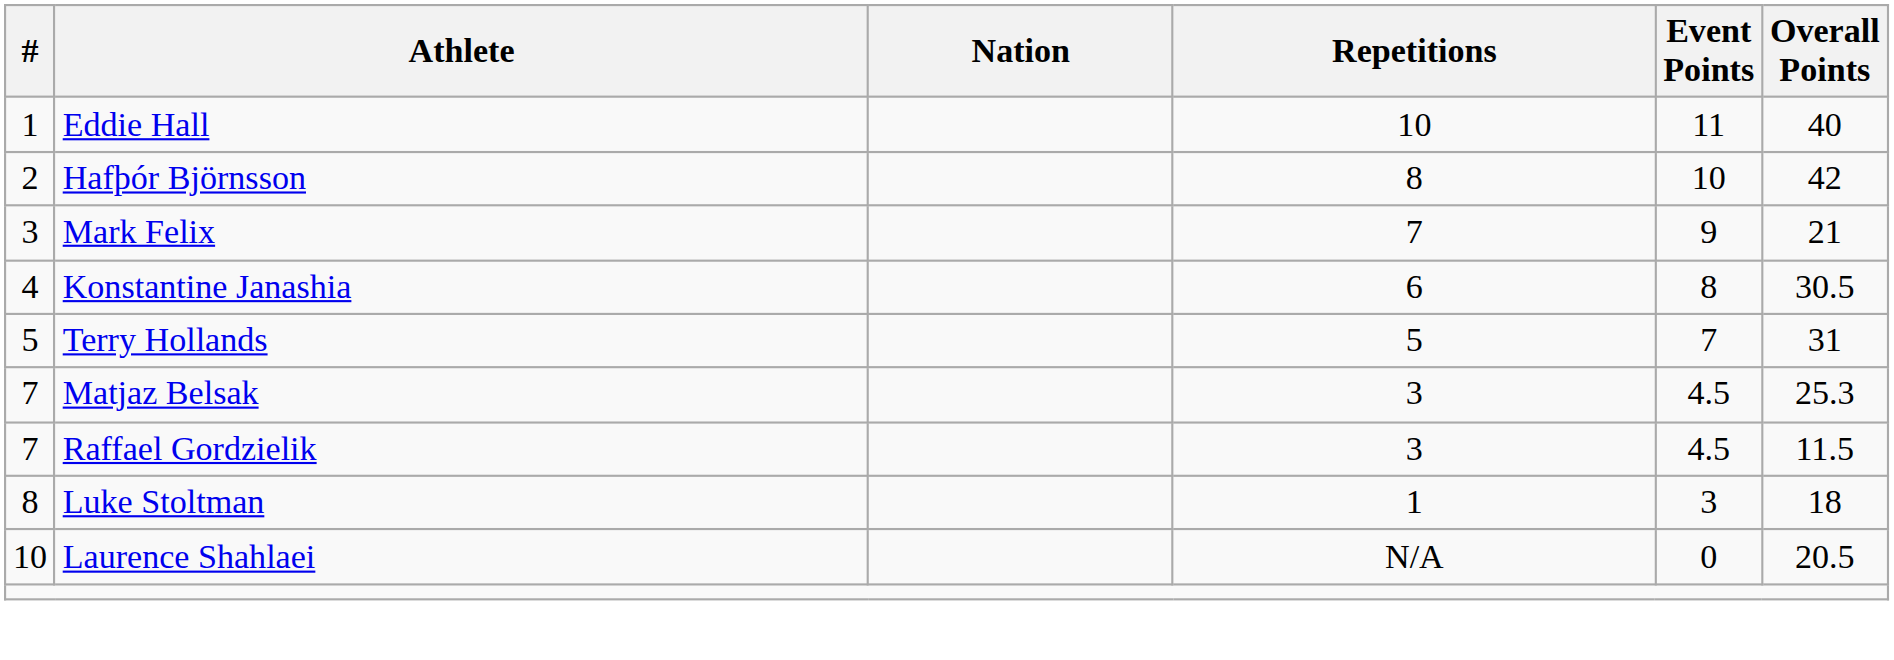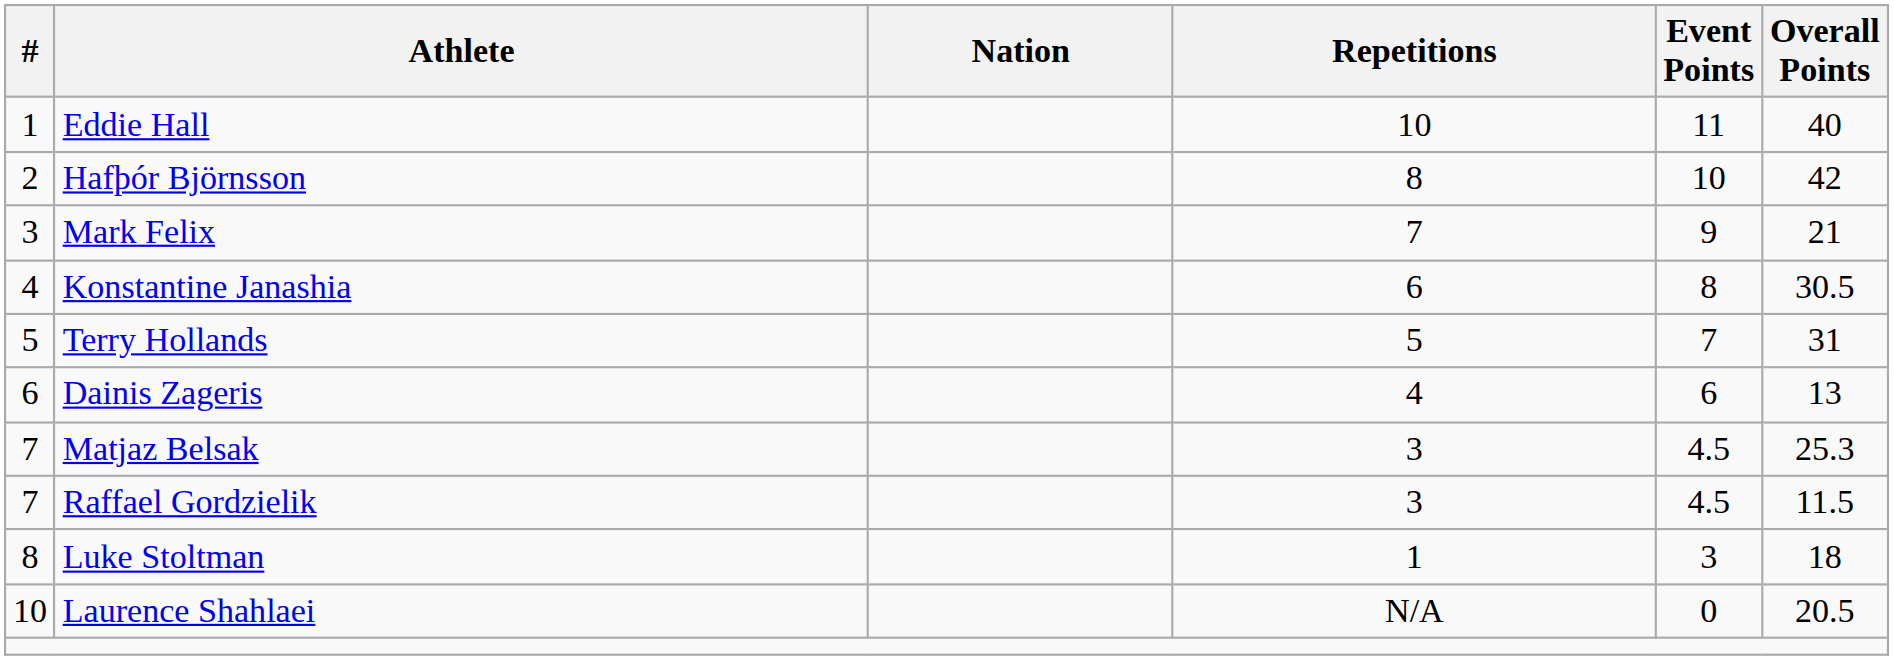+ row: (163, 394)
